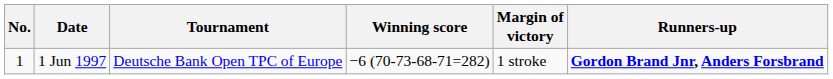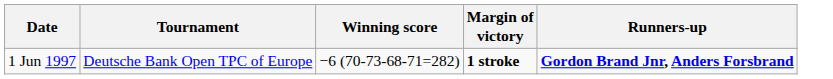- column: (20, 26)
(522, 61) normal -> (493, 61) bold
